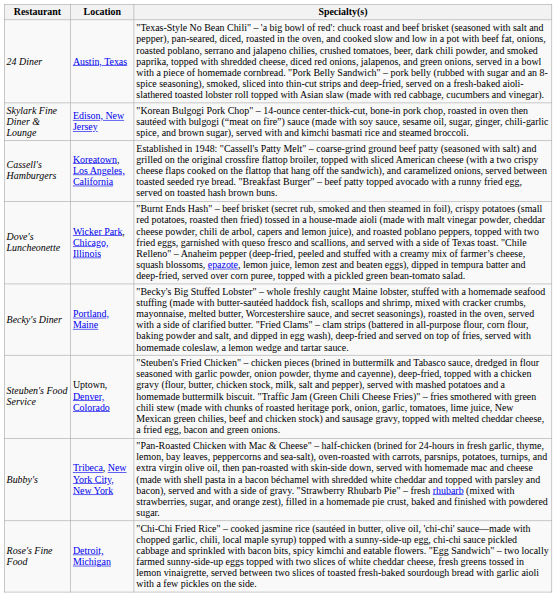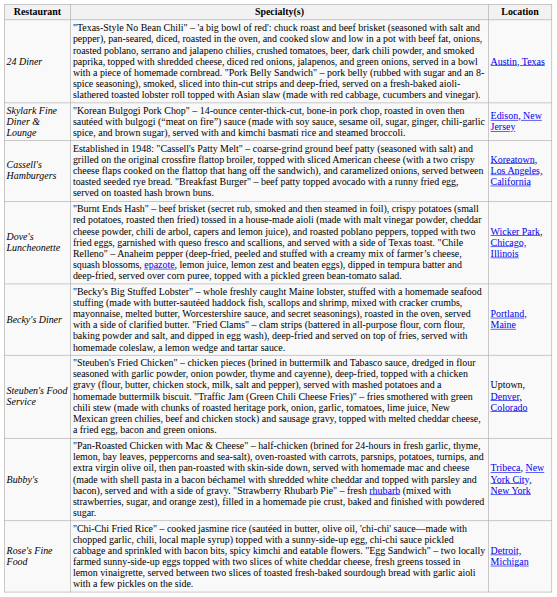columns swapped: (102, 12) <-> (343, 12)
